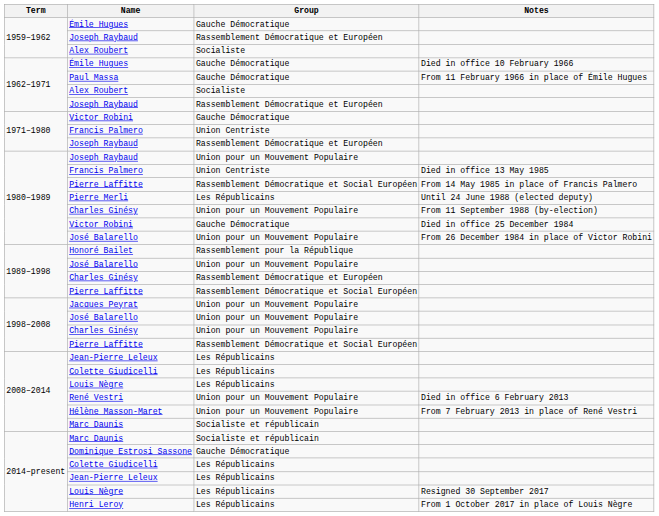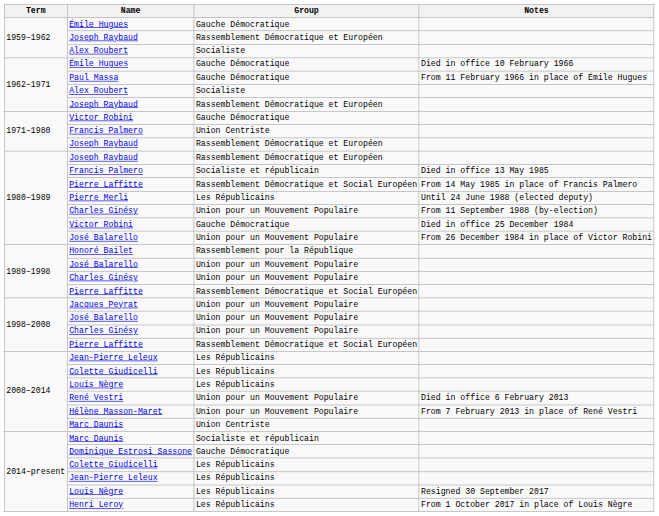(277, 158) Union pour un Mouvement Populaire -> (289, 158) Rassemblement Démocratique et Européen
(233, 171) Union Centriste -> (257, 171) Socialiste et républicain
(289, 278) Rassemblement Démocratique et Européen -> (277, 278) Union pour un Mouvement Populaire
(257, 425) Socialiste et républicain -> (233, 425) Union Centriste
